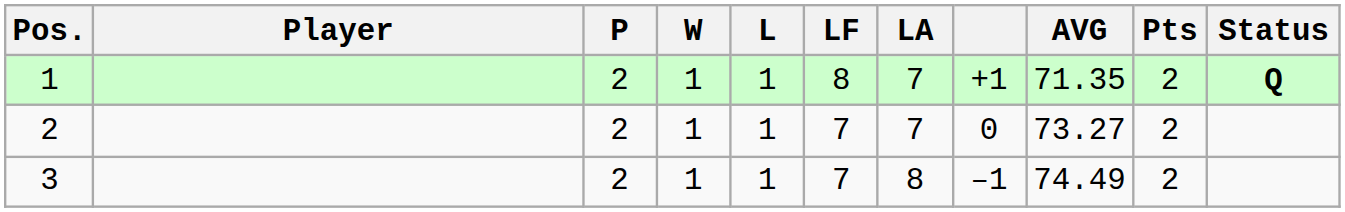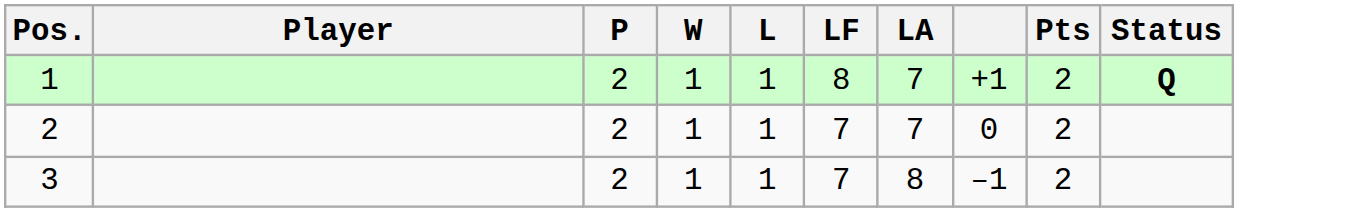- column: (1080, 30)
